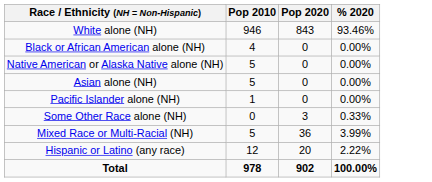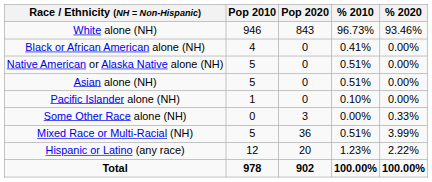+ column: (355, 13)
